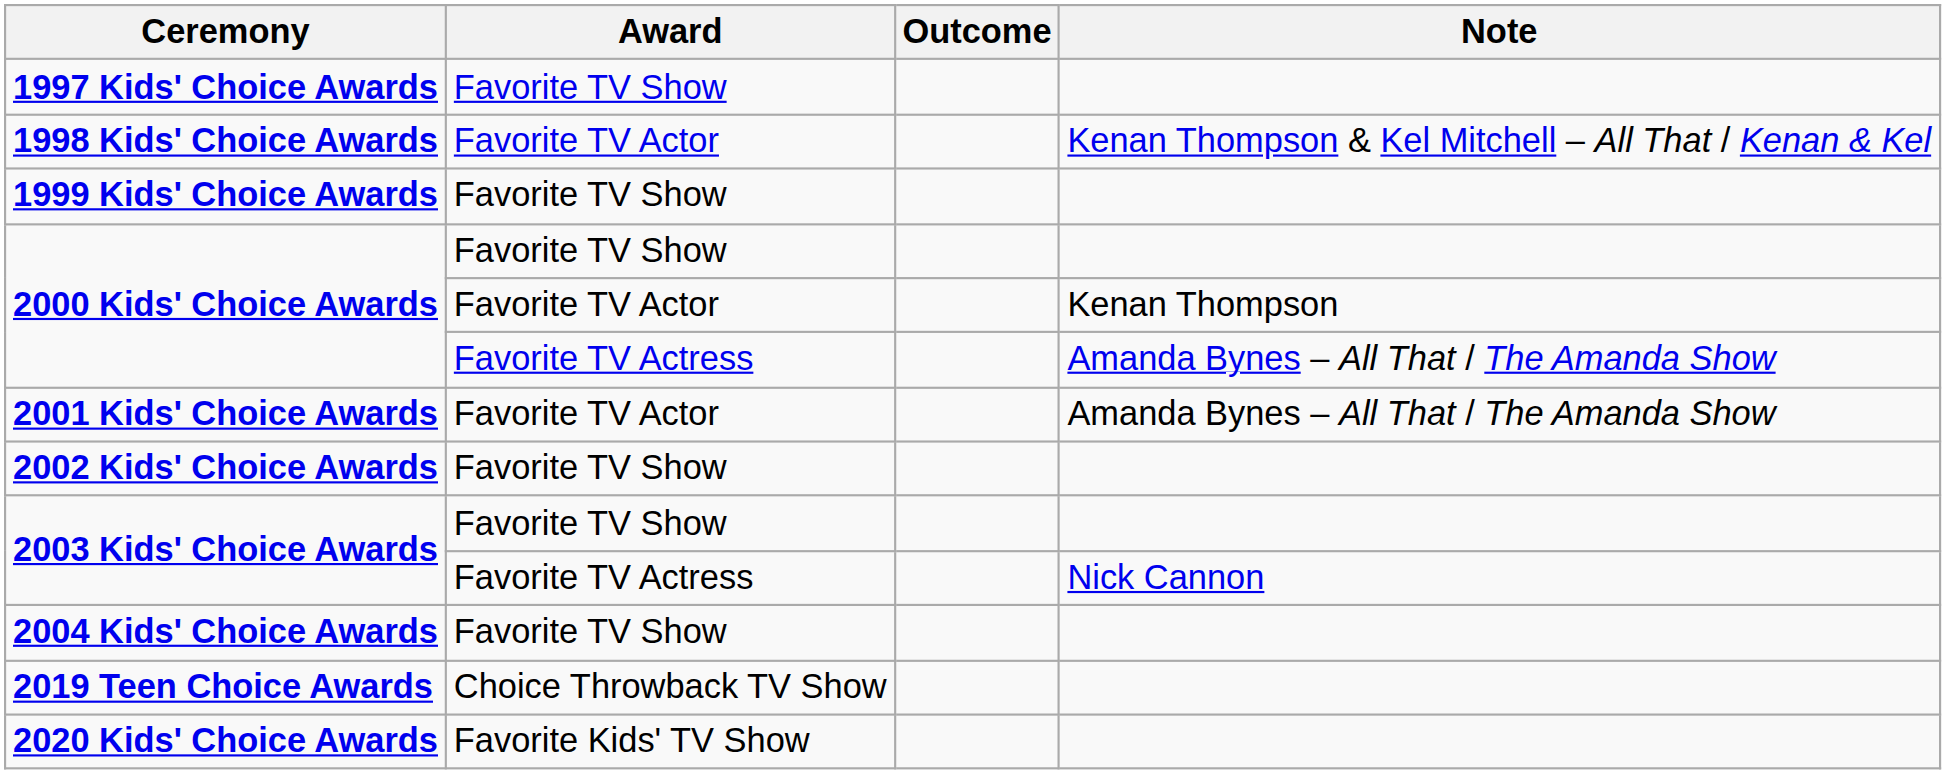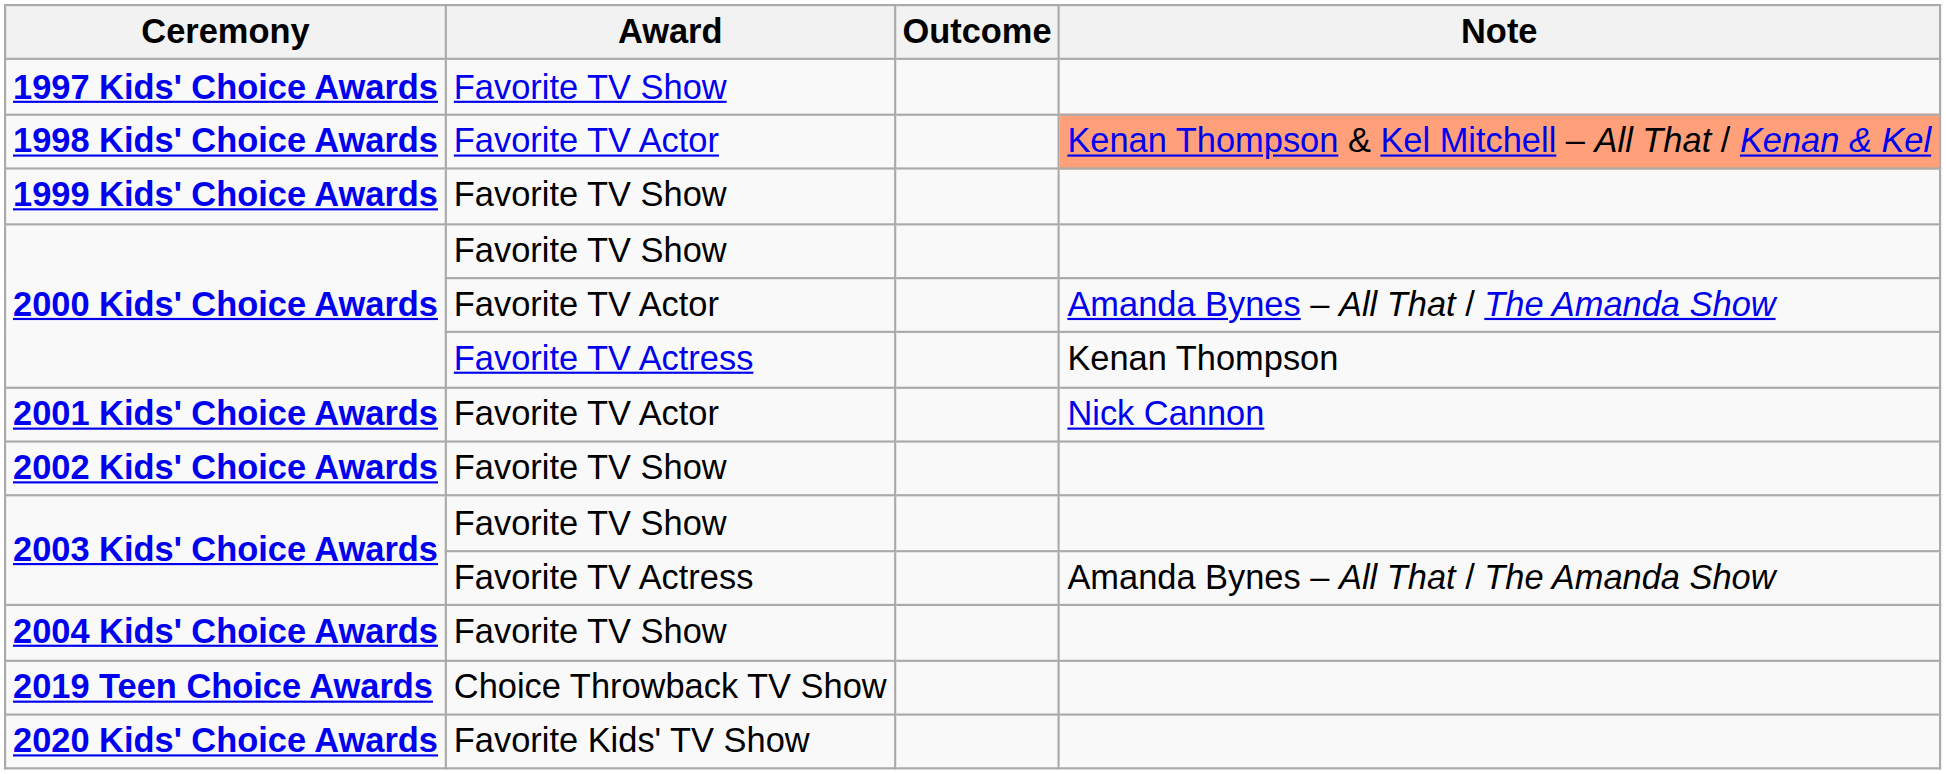(1499, 140) no background -> (1499, 140) lightsalmon background
(1203, 304) Kenan Thompson -> (1422, 304) Amanda Bynes – All That / The Amanda Show
(1422, 359) Amanda Bynes – All That / The Amanda Show -> (1203, 359) Kenan Thompson
(1421, 413) Amanda Bynes – All That / The Amanda Show -> (1166, 413) Nick Cannon
(1166, 577) Nick Cannon -> (1421, 577) Amanda Bynes – All That / The Amanda Show
